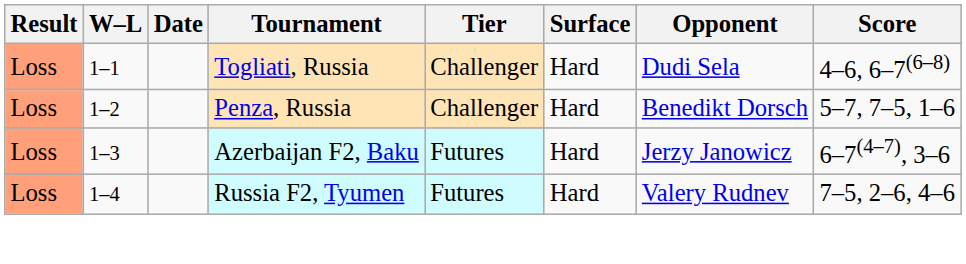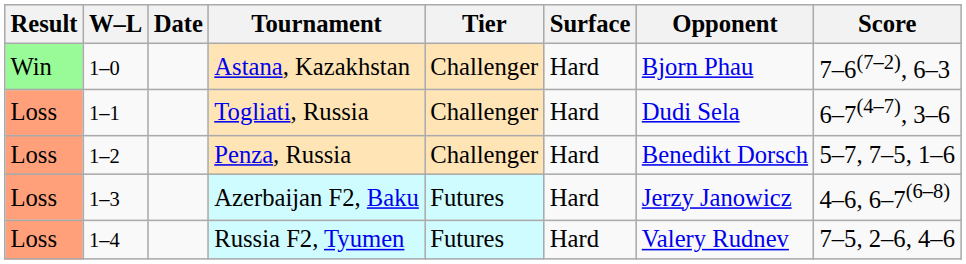+ row: (312, 66)
(885, 66) 4–6, 6–7(6–8) -> (885, 112) 6–7(4–7), 3–6
(885, 151) 6–7(4–7), 3–6 -> (885, 197) 4–6, 6–7(6–8)
